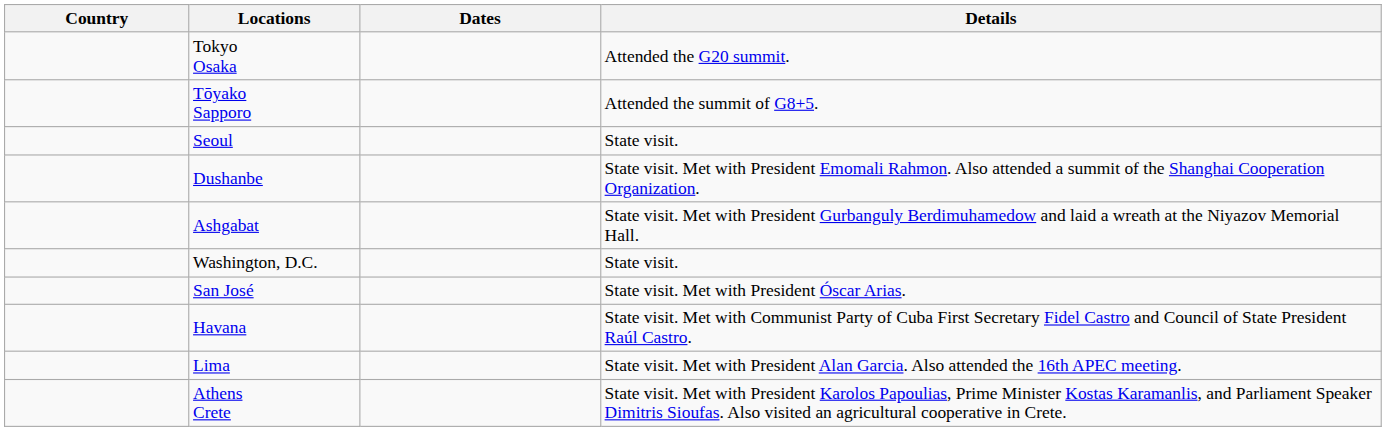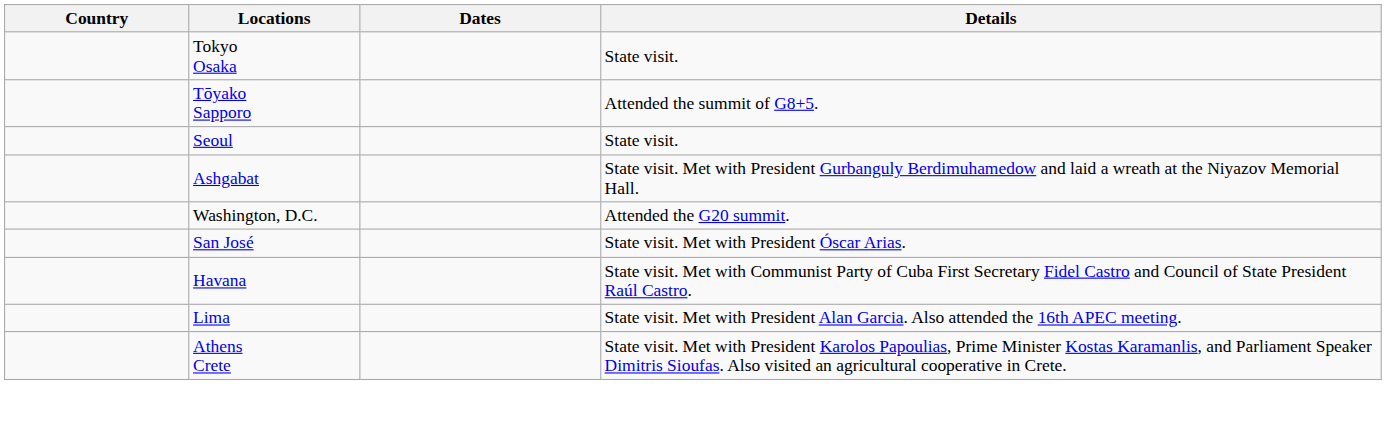(697, 55) Attended the G20 summit. -> (641, 55) State visit.
- row: (228, 178)
(641, 262) State visit. -> (697, 215) Attended the G20 summit.
